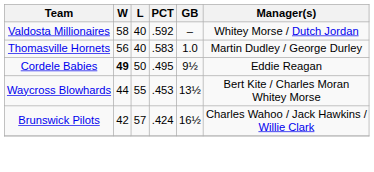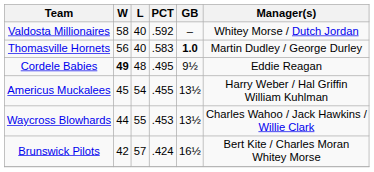(190, 48) normal -> (190, 48) bold
(140, 66) 50 -> (140, 66) 48
+ row: (59, 90)
(286, 90) Bert Kite / Charles Moran Whitey Morse -> (286, 121) Charles Wahoo / Jack Hawkins / Willie Clark
(286, 121) Charles Wahoo / Jack Hawkins / Willie Clark -> (286, 151) Bert Kite / Charles Moran Whitey Morse
